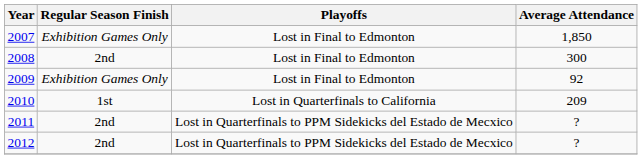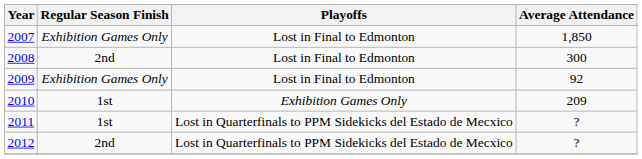(344, 100) Lost in Quarterfinals to California -> (344, 100) Exhibition Games Only
(105, 121) 2nd -> (105, 121) 1st
